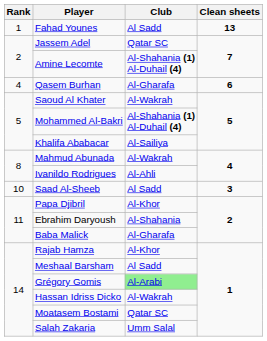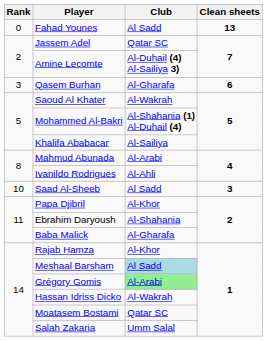(18, 27) 1 -> (18, 27) 0
(161, 64) Al-Shahania (1) Al-Duhail (4) -> (154, 64) Al-Duhail (4) Al-Sailiya 3)
(18, 85) 4 -> (18, 85) 3
(150, 158) Al-Wakrah -> (145, 158) Al-Arabi
(144, 266) no background -> (144, 266) lightblue background
